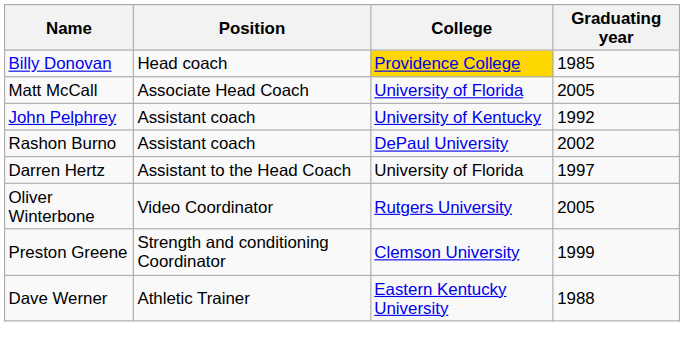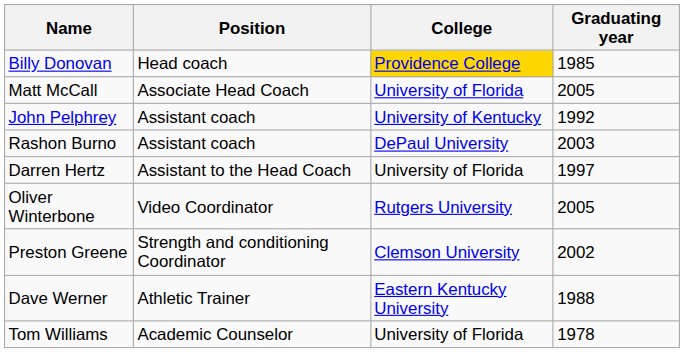(576, 144) 2002 -> (576, 144) 2003
(576, 252) 1999 -> (576, 252) 2002
+ row: (58, 334)
